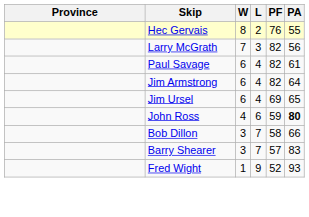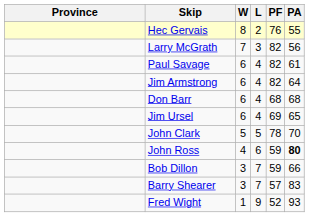+ row: (170, 99)
+ row: (174, 133)
(275, 133) 58 -> (275, 168) 59
